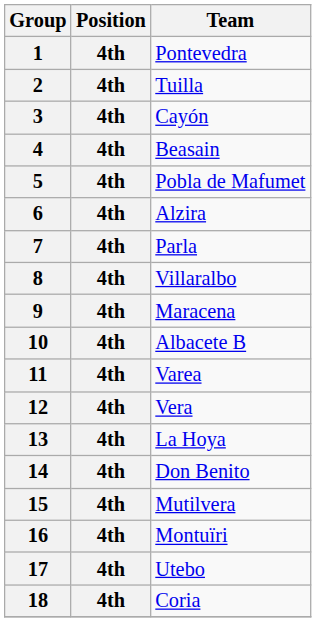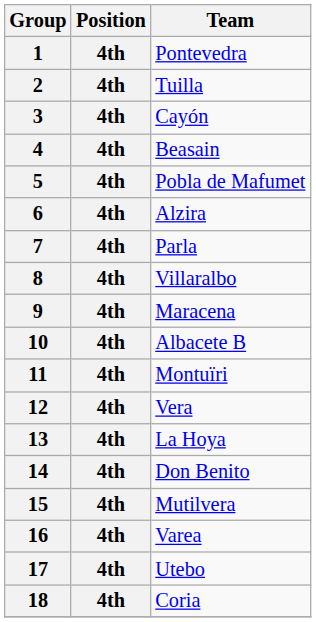(178, 375) Varea -> (191, 375) Montuïri
(191, 536) Montuïri -> (178, 536) Varea
